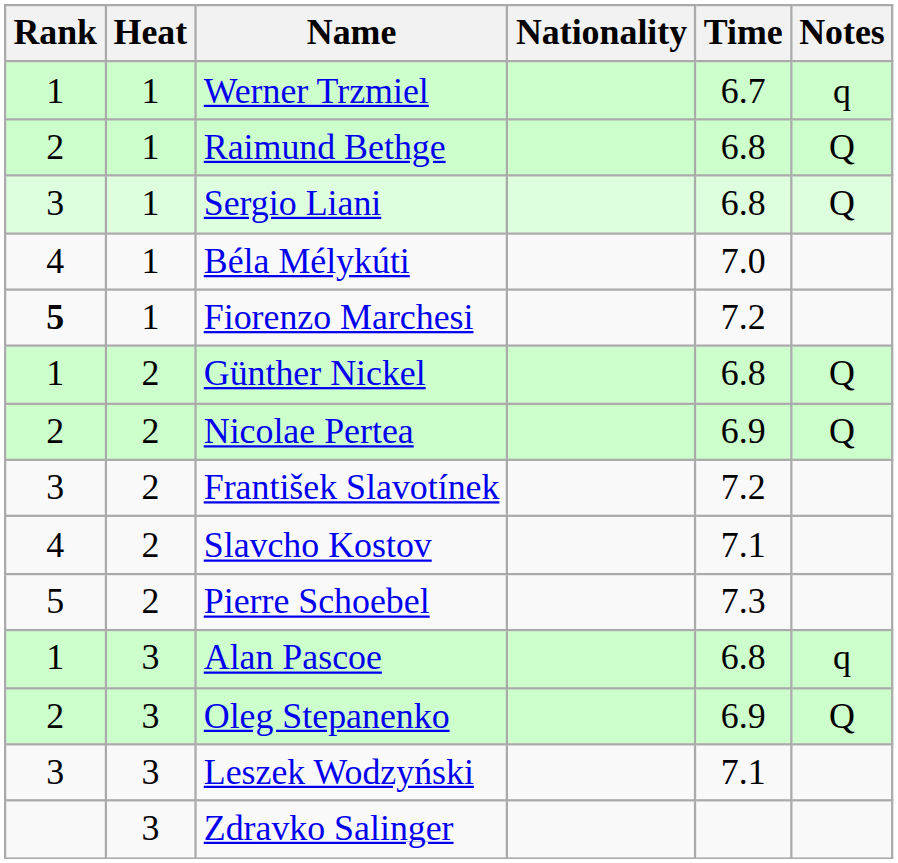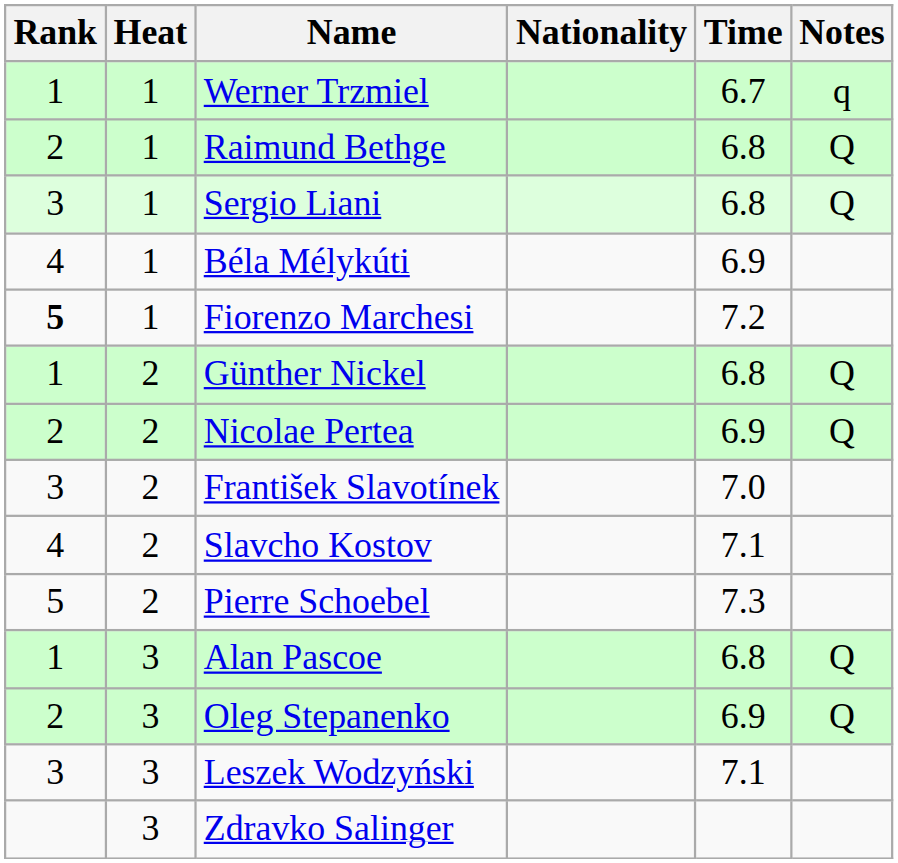(743, 260) 7.0 -> (743, 260) 6.9
(743, 487) 7.2 -> (743, 487) 7.0
(842, 658) q -> (842, 658) Q
